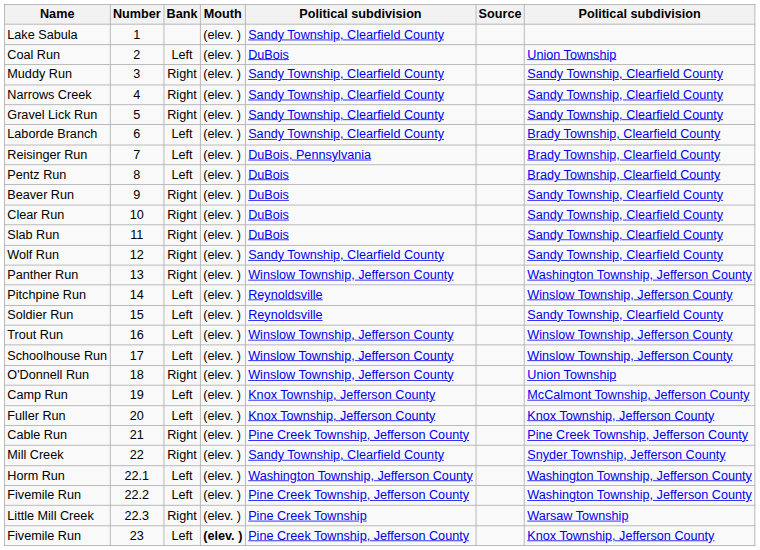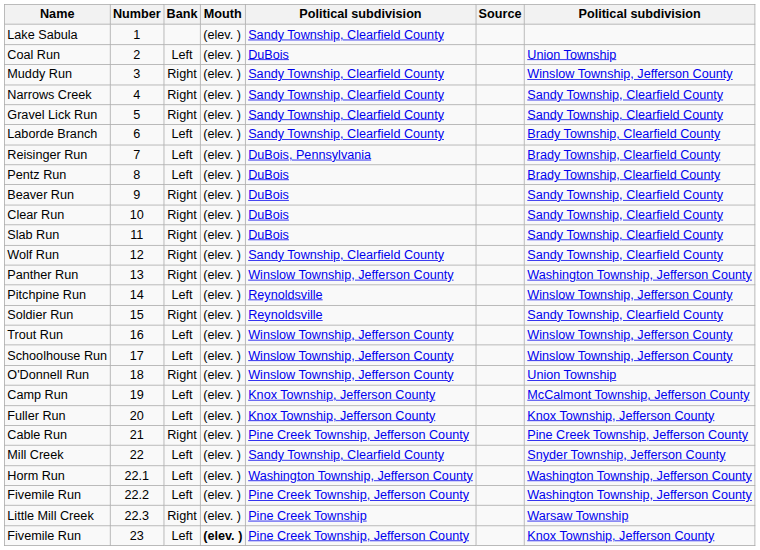(625, 74) Sandy Township, Clearfield County -> (630, 74) Winslow Township, Jefferson County
(182, 315) Left -> (182, 315) Right
(182, 455) Right -> (182, 455) Left
